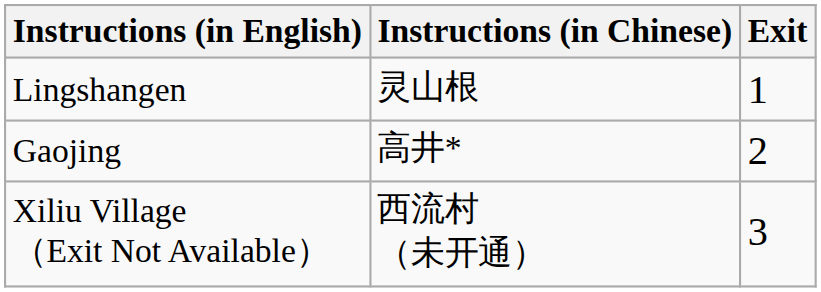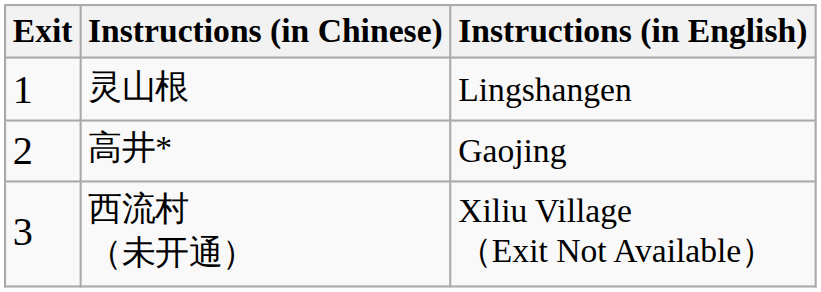columns swapped: (778, 31) <-> (187, 31)
